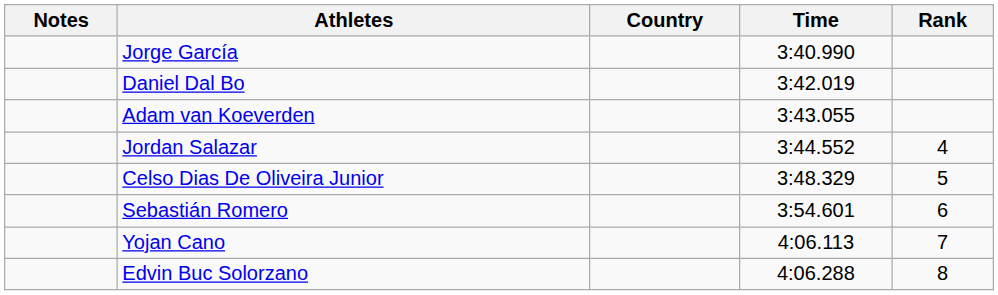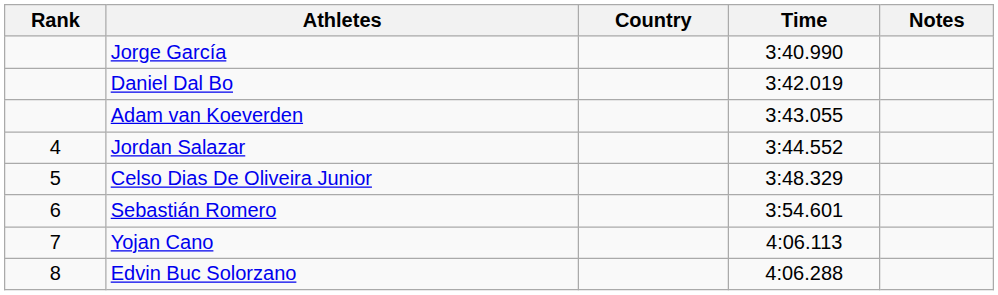columns swapped: (943, 20) <-> (61, 20)
